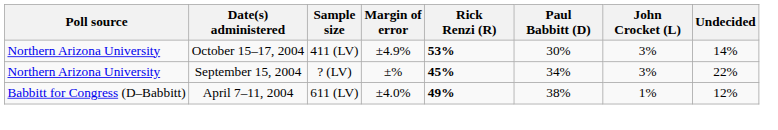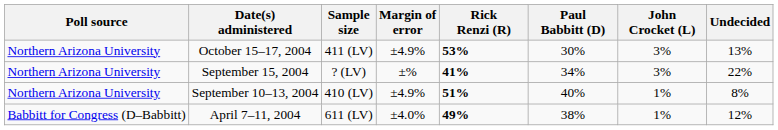(725, 51) 14% -> (740, 51) 13%
(441, 72) 45% -> (456, 72) 41%
+ row: (255, 93)
